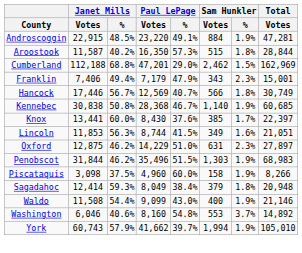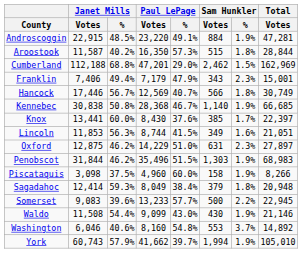(278, 106) 60,685 -> (278, 106) 66,685
+ row: (36, 201)
(216, 201) 400 -> (216, 214) 430
